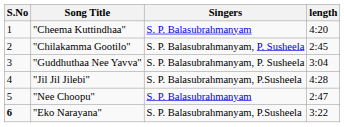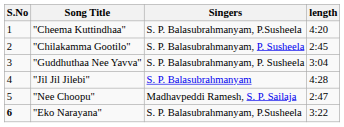(199, 29) S. P. Balasubrahmanyam -> (224, 29) S. P. Balasubrahmanyam, P.Susheela
(224, 79) S. P. Balasubrahmanyam, P.Susheela -> (199, 79) S. P. Balasubrahmanyam
(199, 96) S. P. Balasubrahmanyam -> (221, 96) Madhavpeddi Ramesh, S. P. Sailaja
